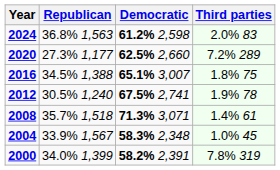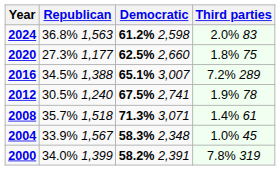(234, 55) 7.2% 289 -> (234, 55) 1.8% 75
(234, 75) 1.8% 75 -> (234, 75) 7.2% 289
